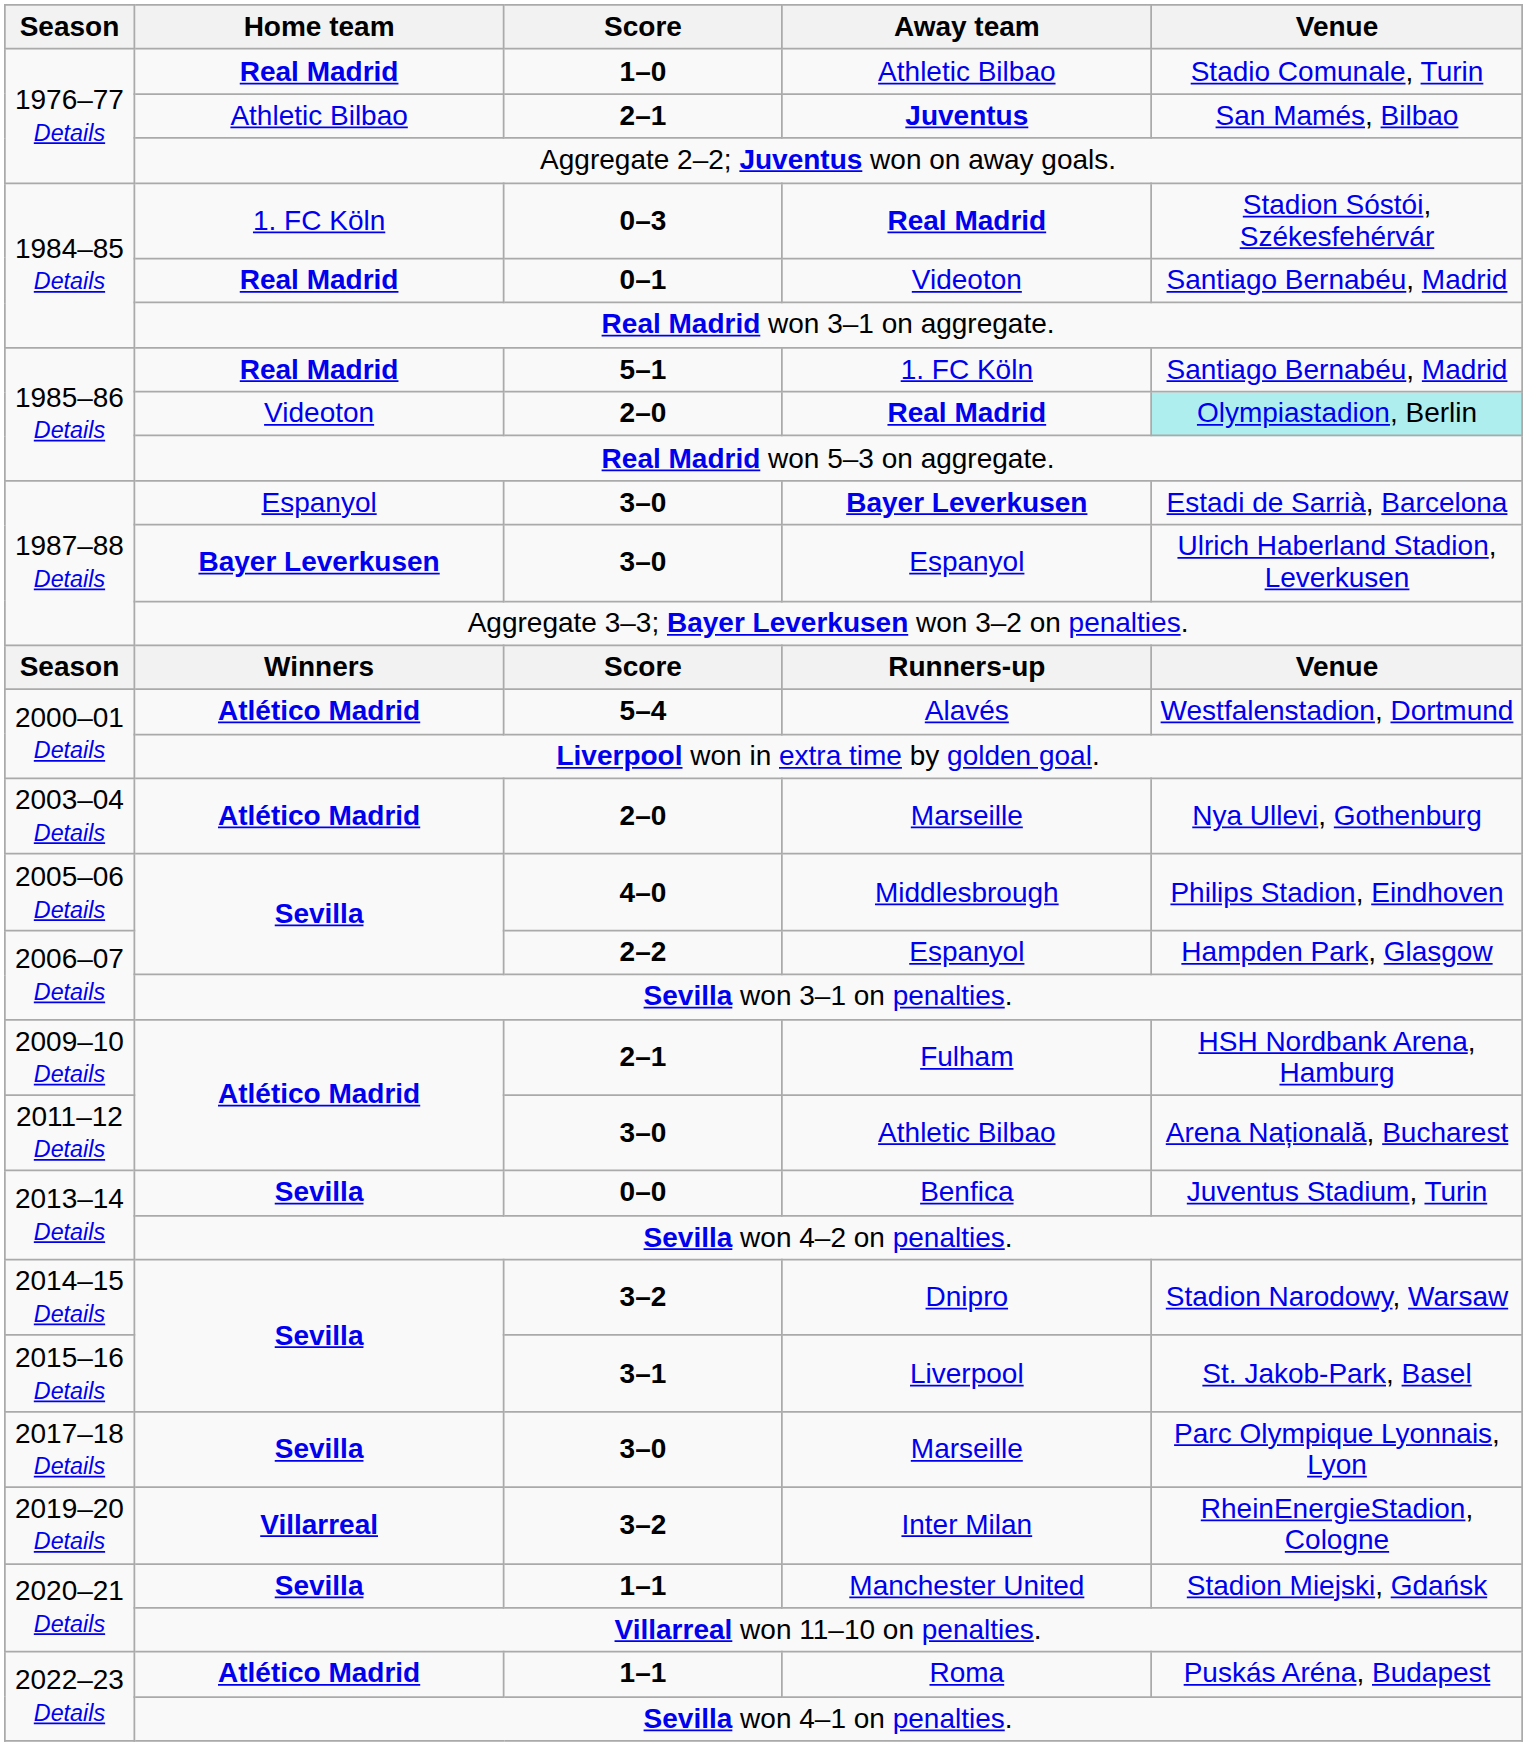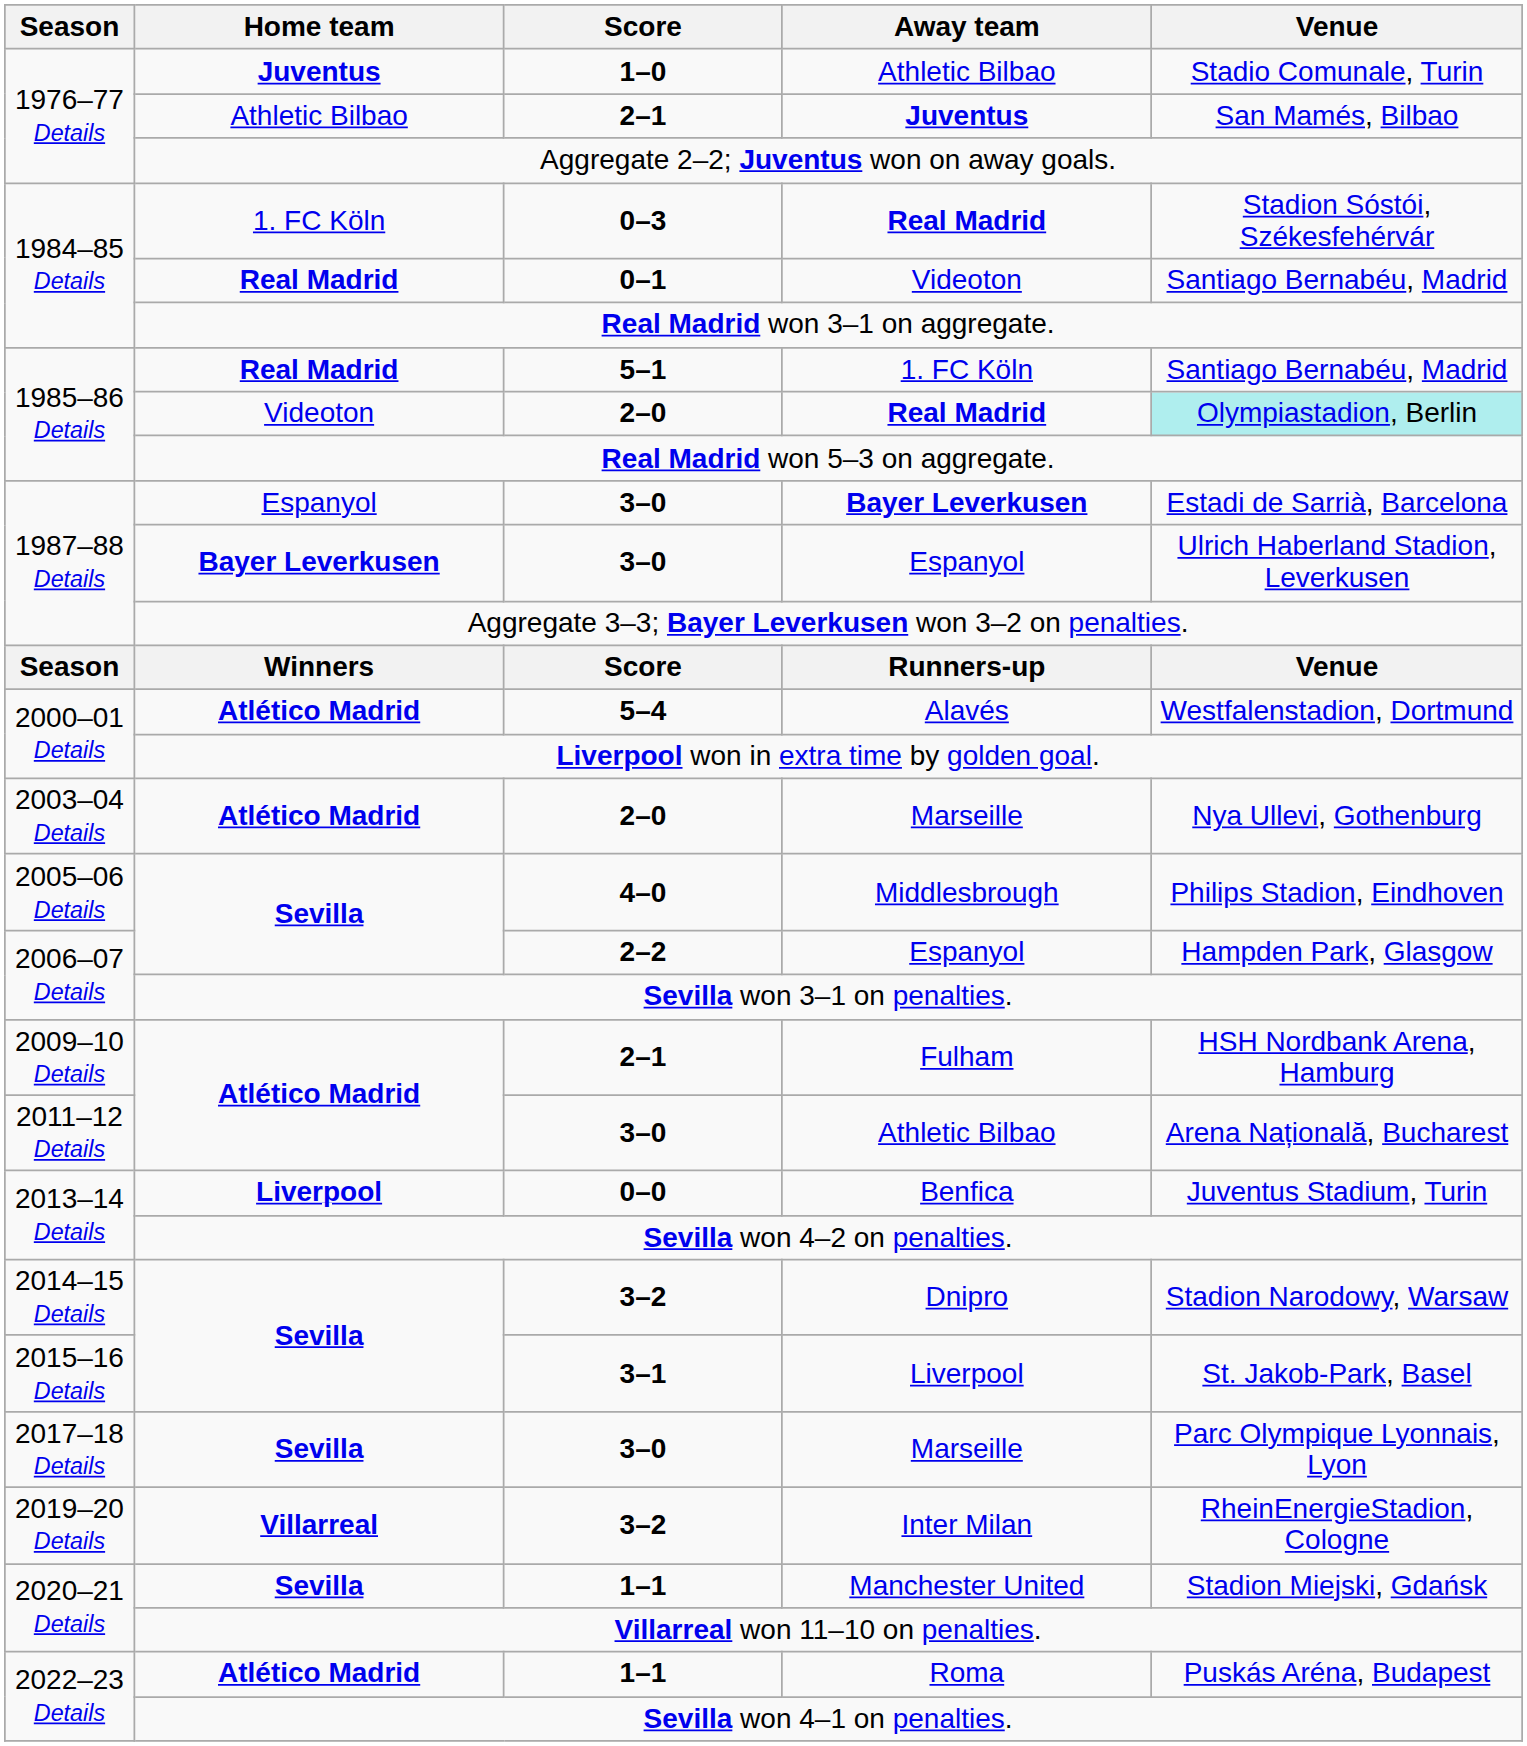(319, 71) Real Madrid -> (319, 71) Juventus
(319, 1192) Sevilla -> (319, 1192) Liverpool
